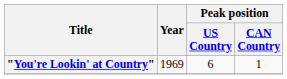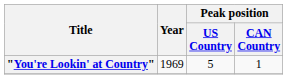(211, 64) 6 -> (211, 64) 5
